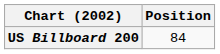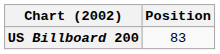(178, 38) 84 -> (178, 38) 83
